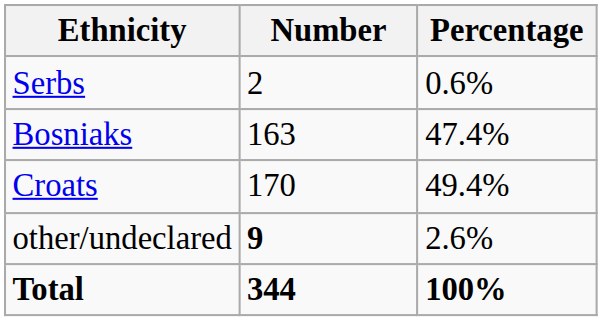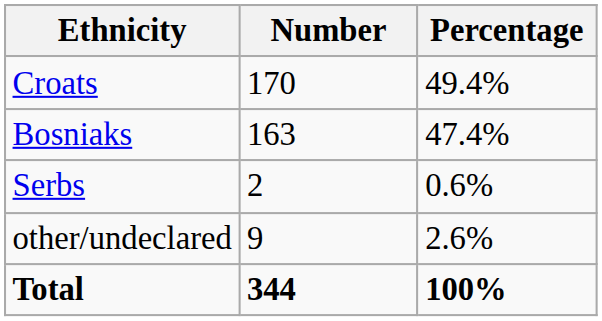rows swapped: (55, 185) <-> (49, 82)
(255, 237) bold -> (255, 237) normal
